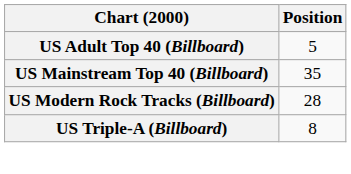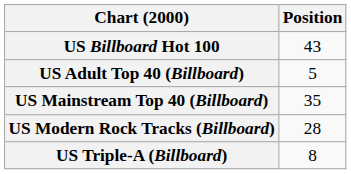+ row: (142, 45)
